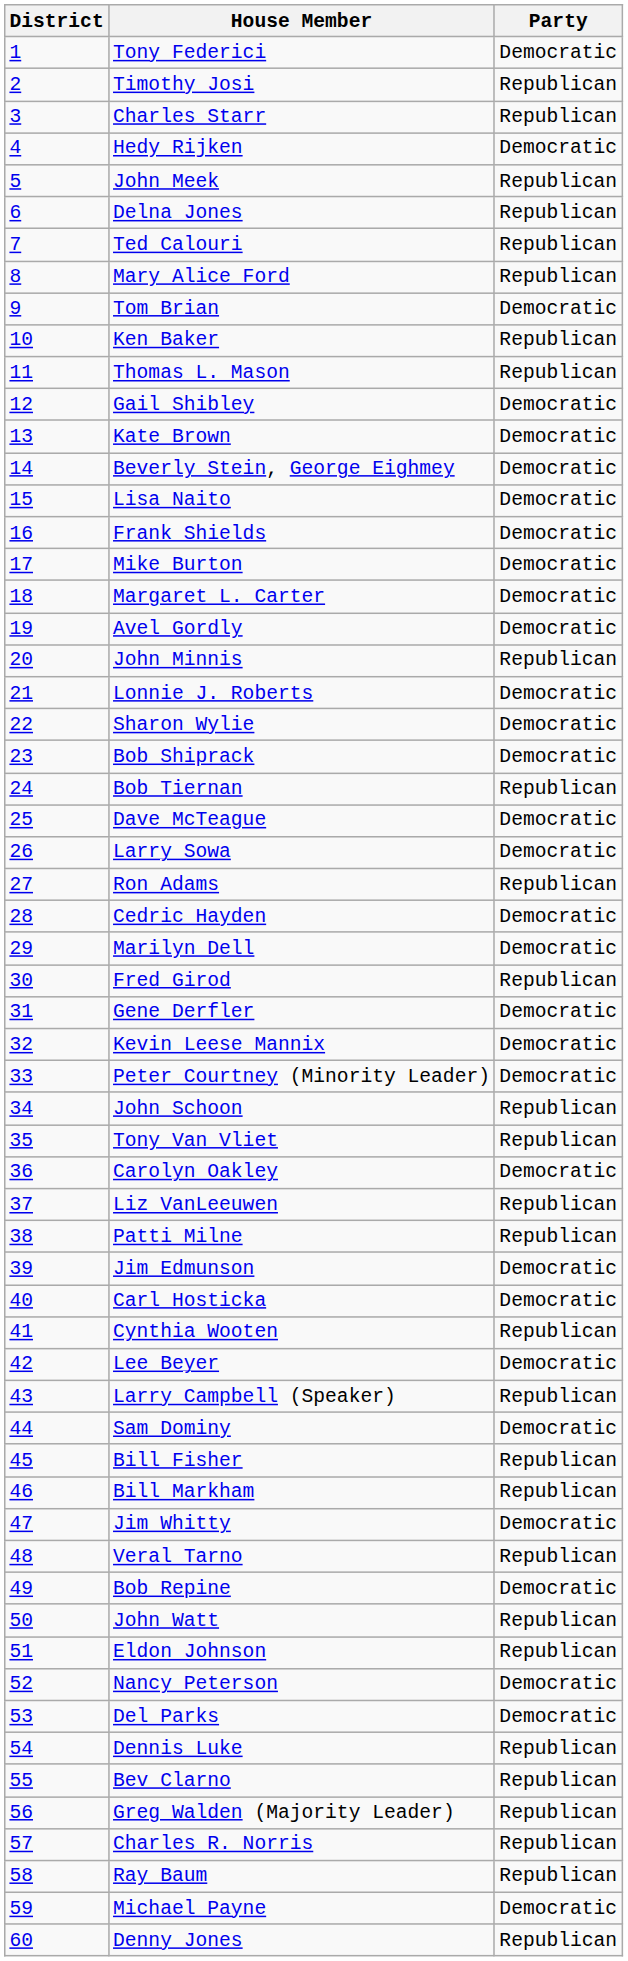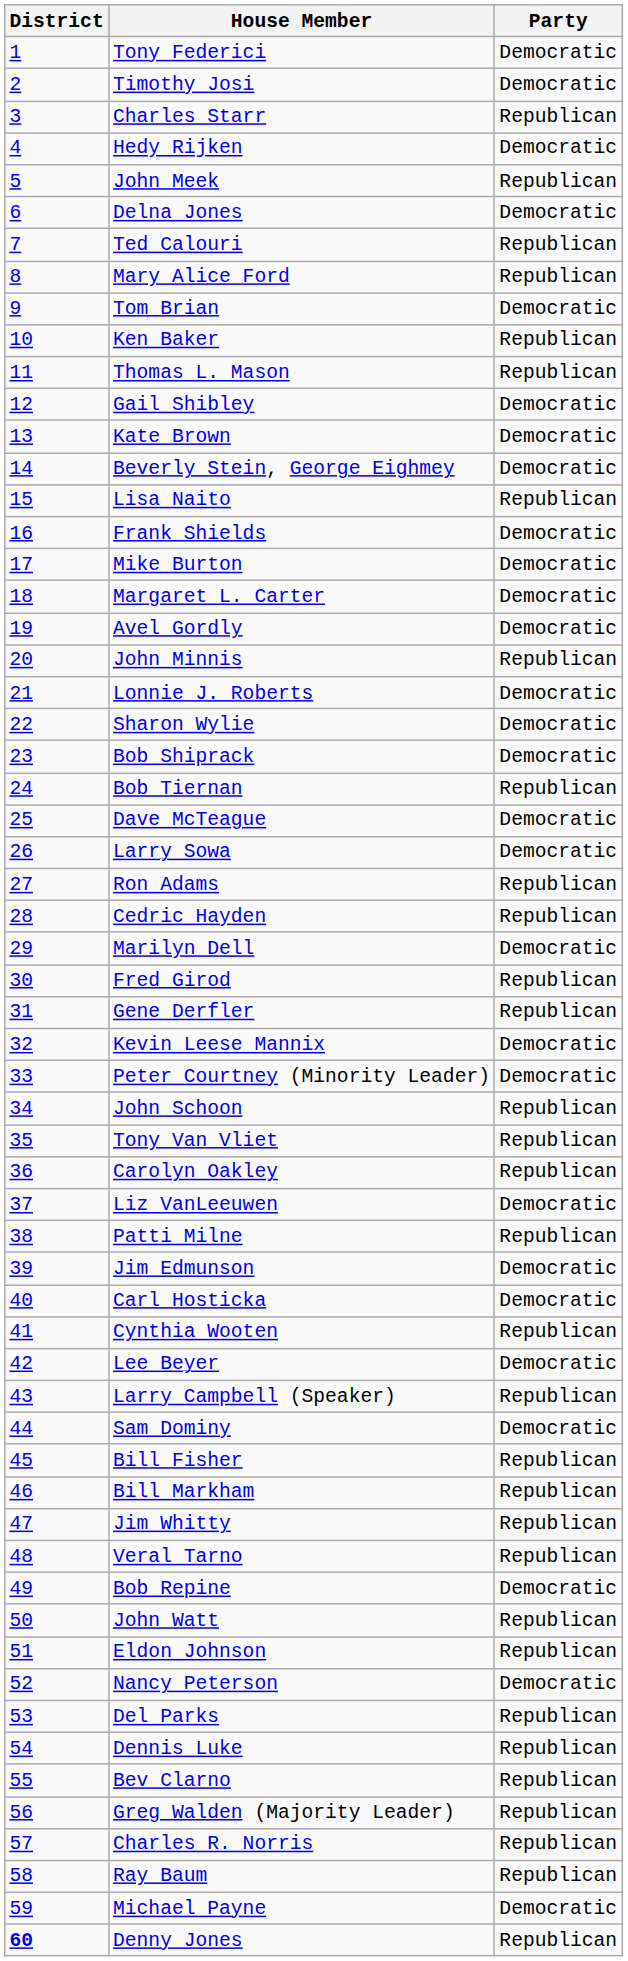(558, 85) Republican -> (558, 85) Democratic
(558, 213) Republican -> (558, 213) Democratic
(558, 501) Democratic -> (558, 501) Republican
(558, 917) Democratic -> (558, 917) Republican
(558, 1013) Democratic -> (558, 1013) Republican
(558, 1173) Democratic -> (558, 1173) Republican
(558, 1204) Republican -> (558, 1204) Democratic
(558, 1524) Democratic -> (558, 1524) Republican
(558, 1716) Democratic -> (558, 1716) Republican
(21, 1940) normal -> (21, 1940) bold
